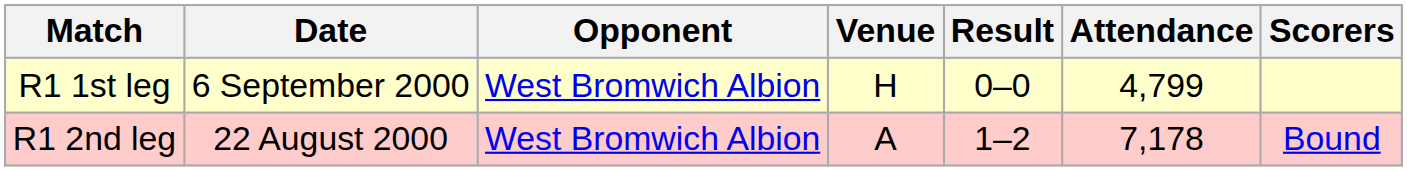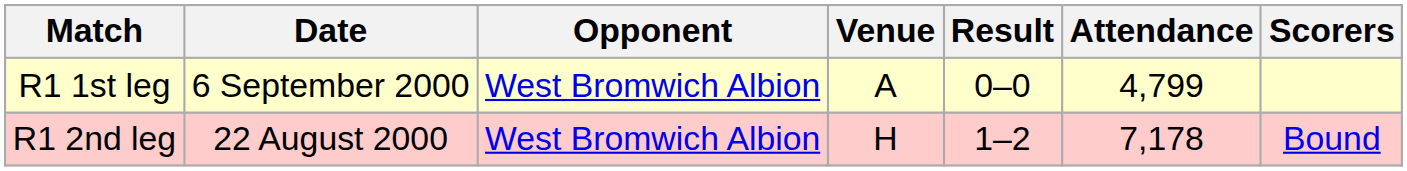(886, 84) H -> (886, 84) A
(886, 138) A -> (886, 138) H
